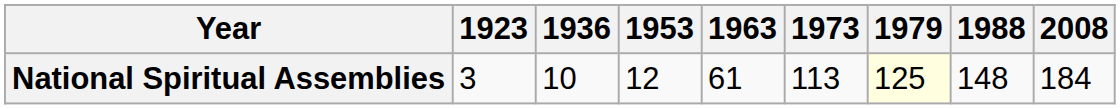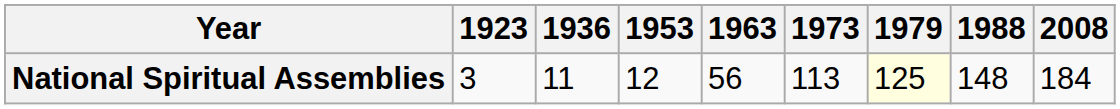(559, 77) 10 -> (558, 77) 11
(725, 77) 61 -> (725, 77) 56
